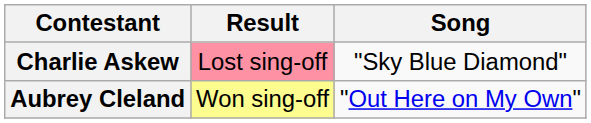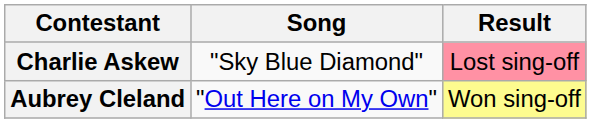columns swapped: (460, 23) <-> (263, 23)
